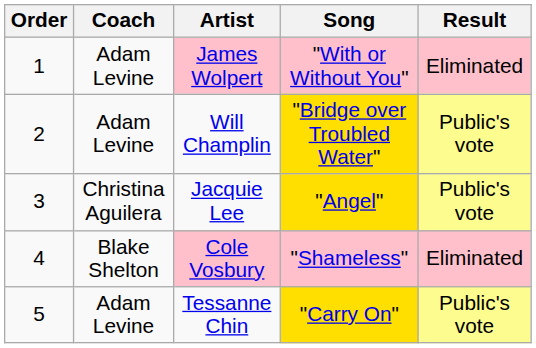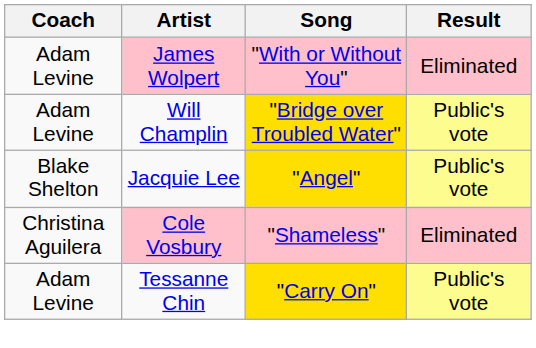- column: (39, 20)
(124, 201) Christina Aguilera -> (63, 178) Blake Shelton
(124, 258) Blake Shelton -> (63, 234) Christina Aguilera
